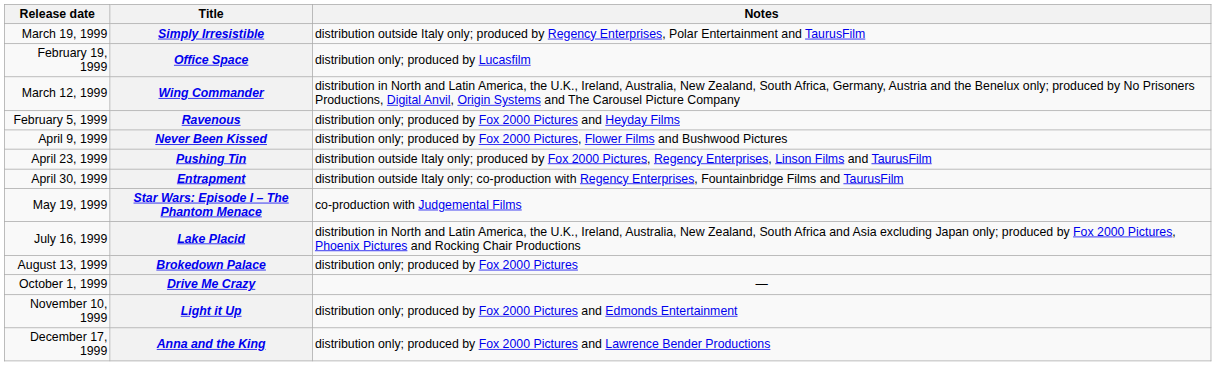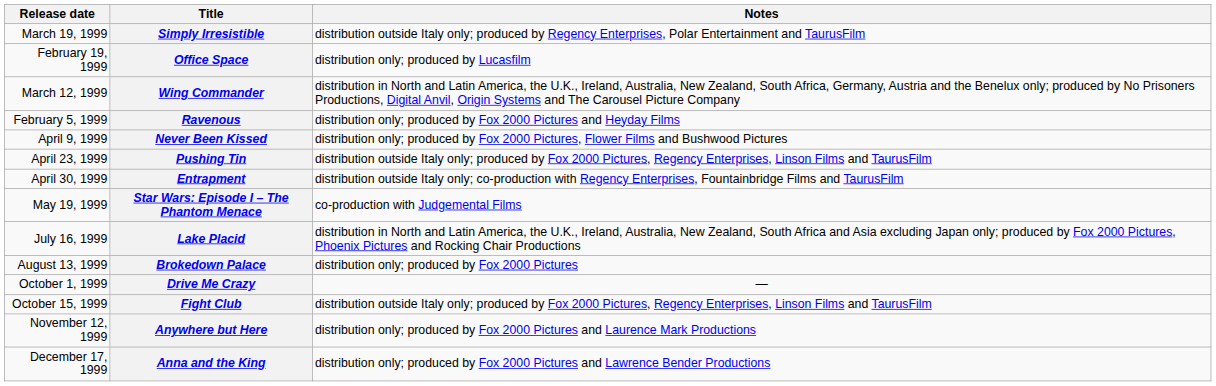+ row: (211, 304)
- row: (211, 311)
+ row: (211, 330)
